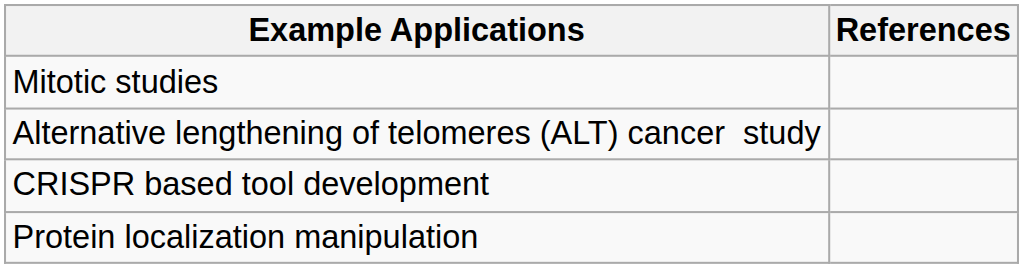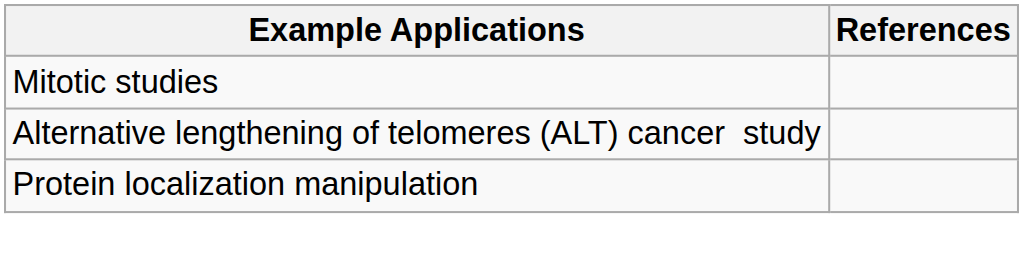- row: (251, 184)
